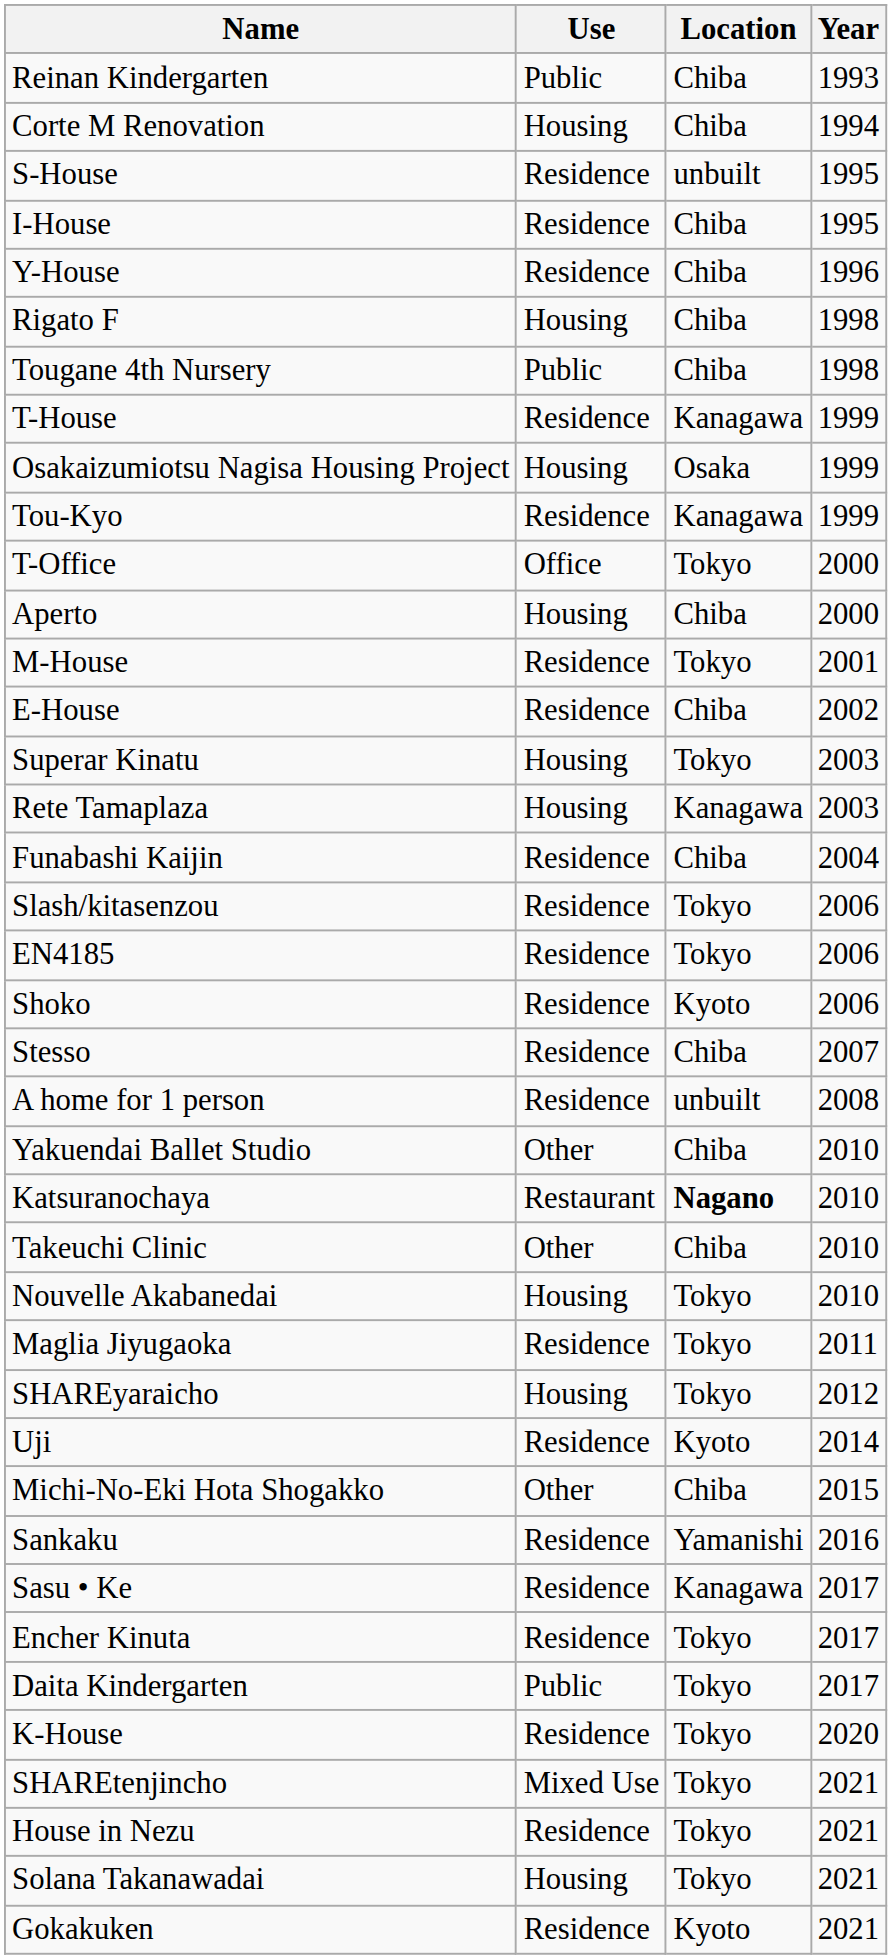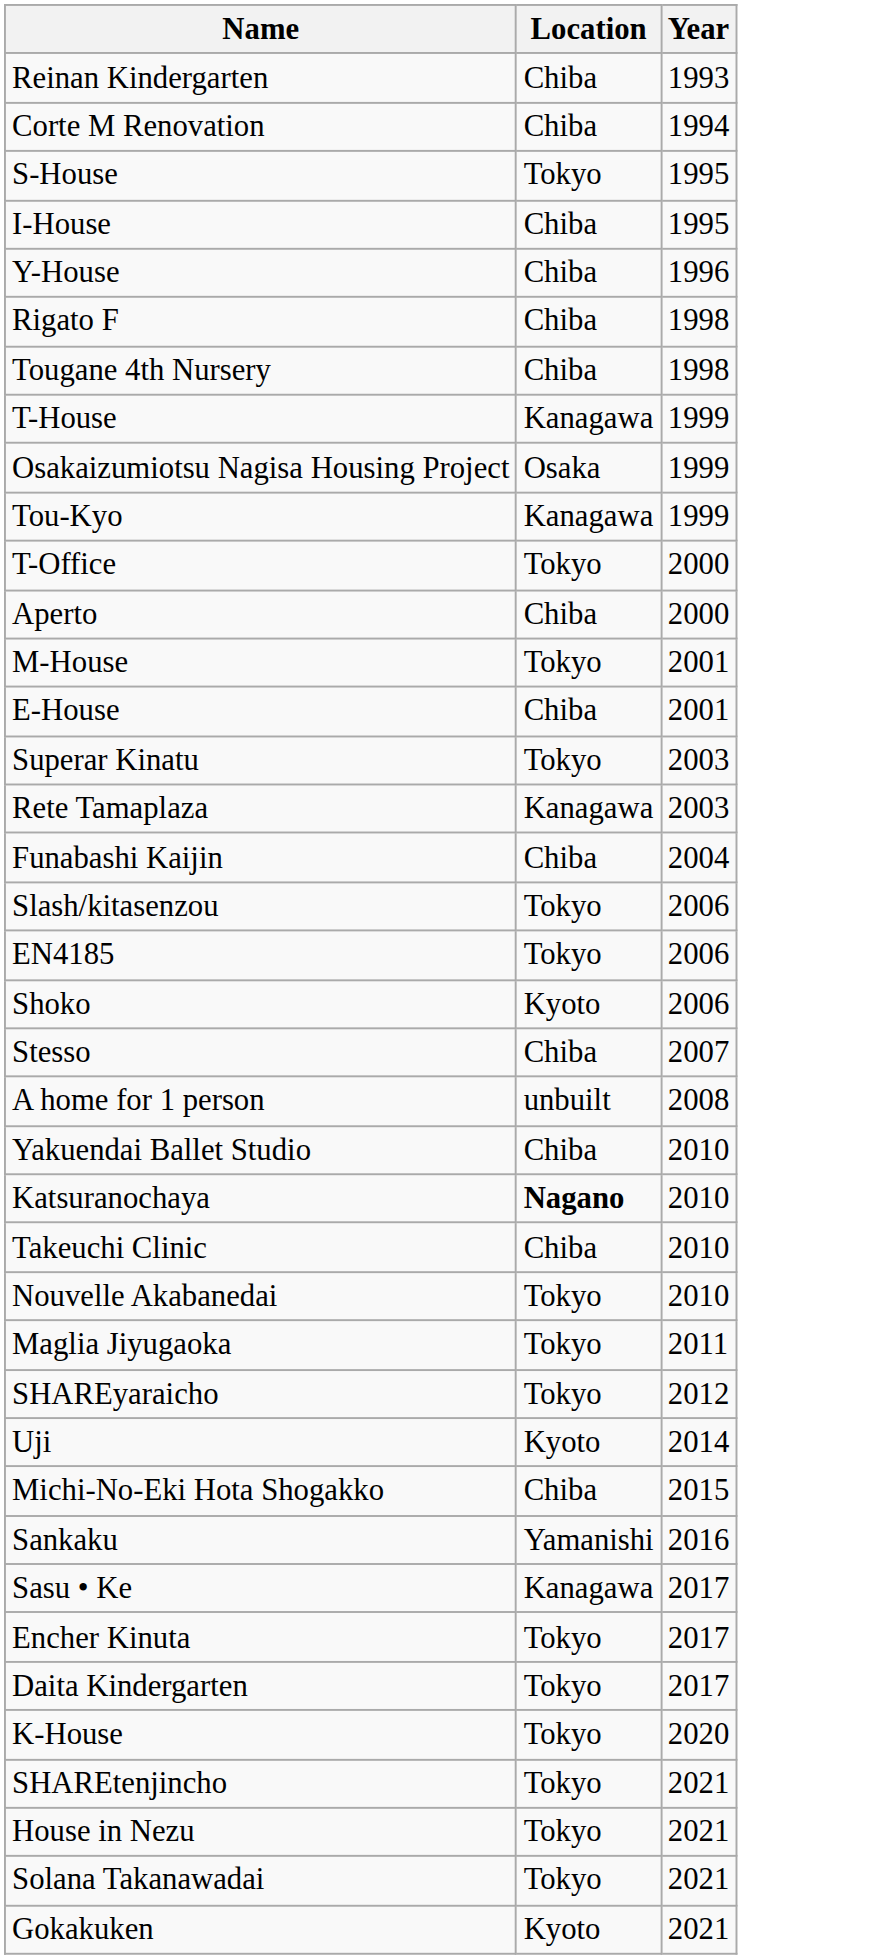- column: (591, 28)
(717, 175) unbuilt -> (563, 175) Tokyo
(848, 710) 2002 -> (699, 710) 2001
